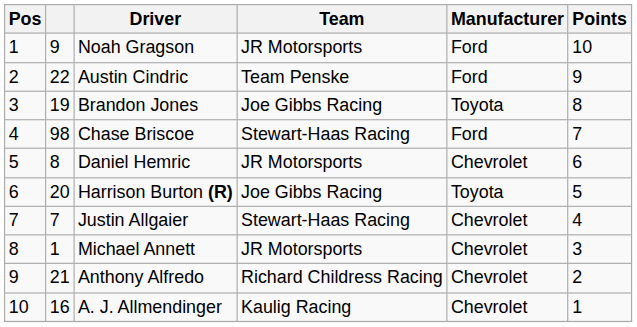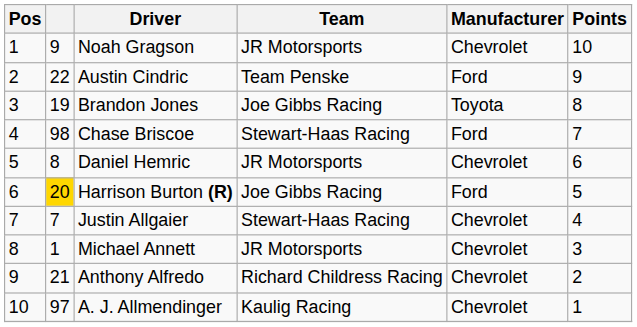(469, 47) Ford -> (489, 47) Chevrolet
(60, 191) no background -> (60, 191) gold background
(477, 191) Toyota -> (469, 191) Ford
(60, 306) 16 -> (60, 306) 97
